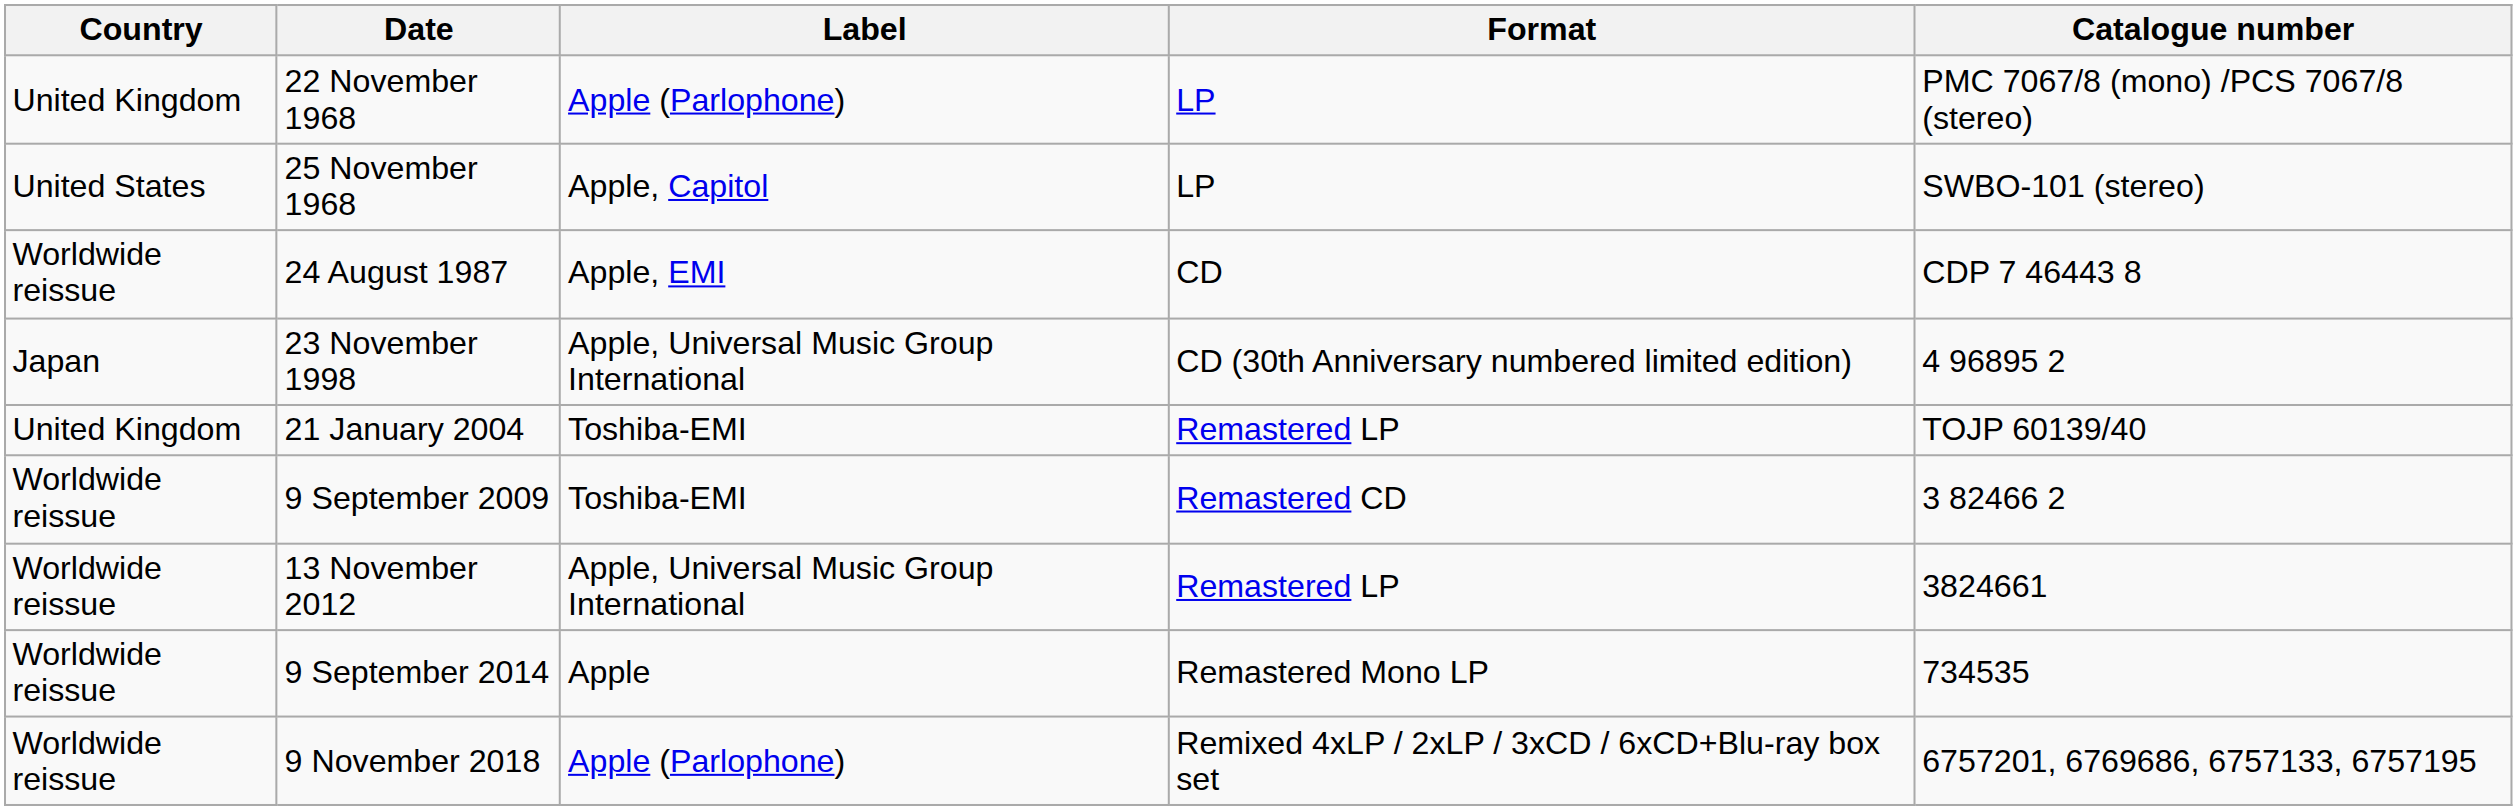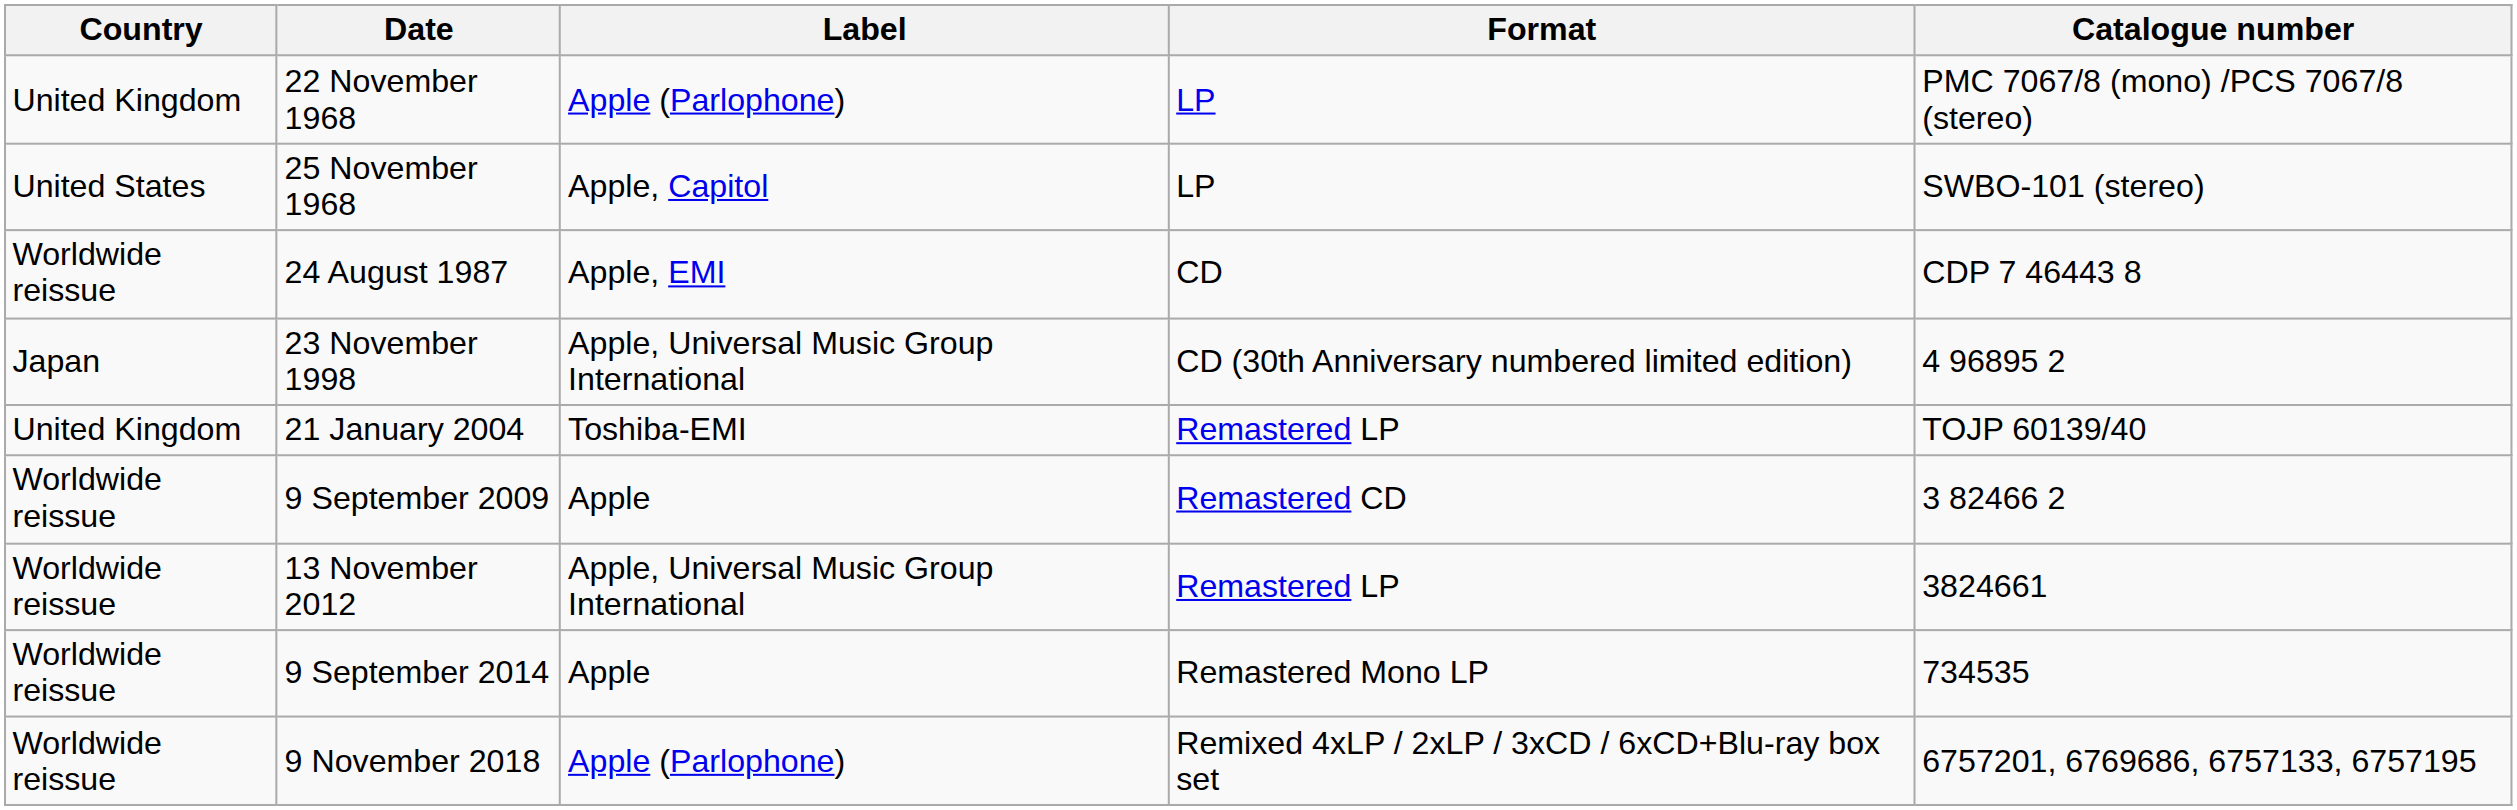(657, 498) Toshiba-EMI -> (609, 498) Apple
